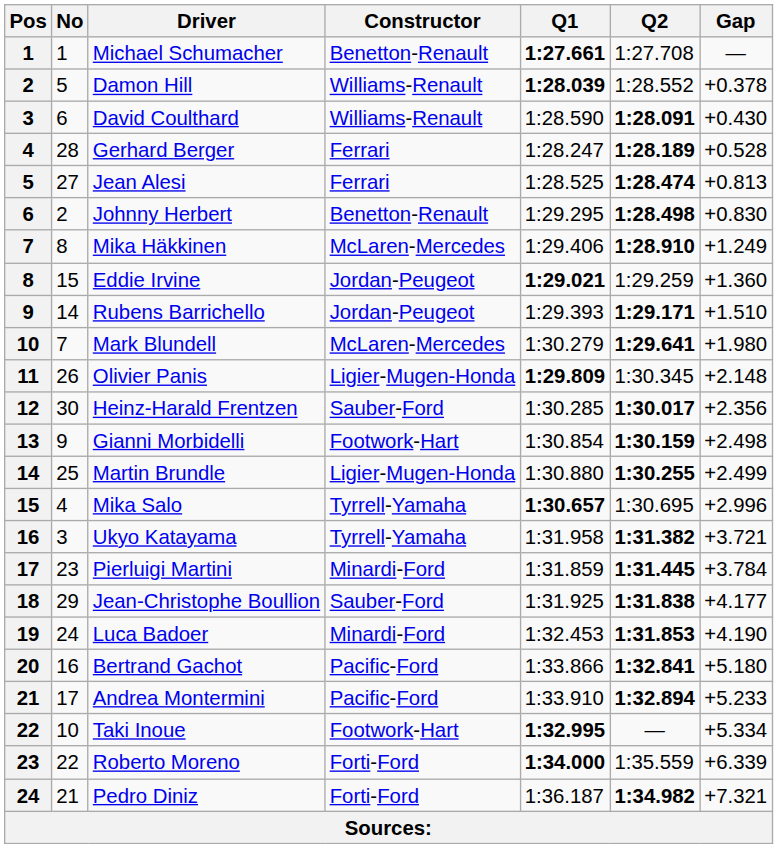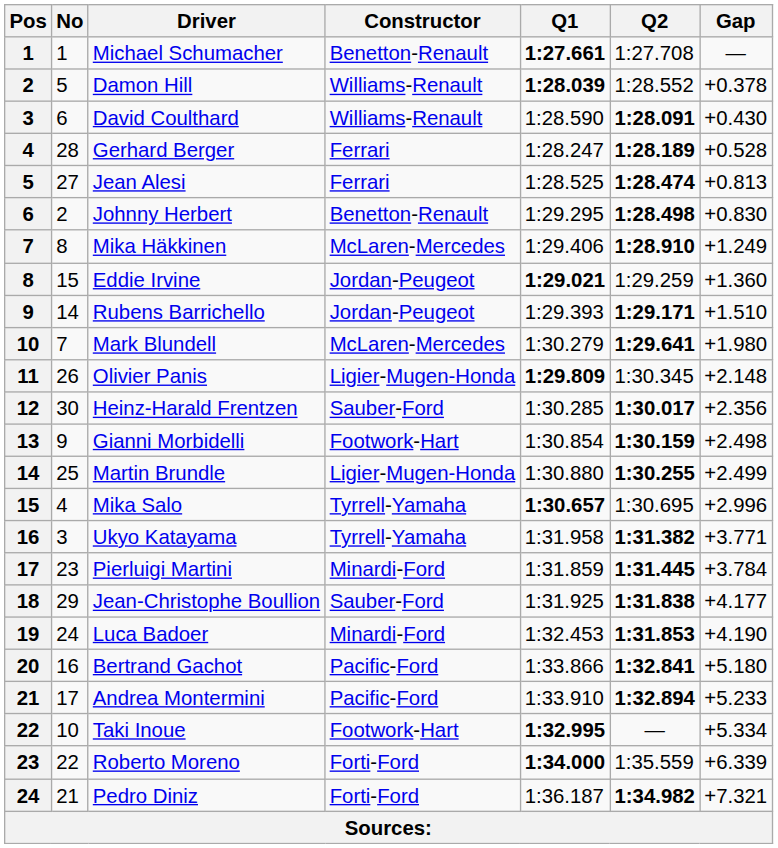(736, 537) +3.721 -> (736, 537) +3.771
